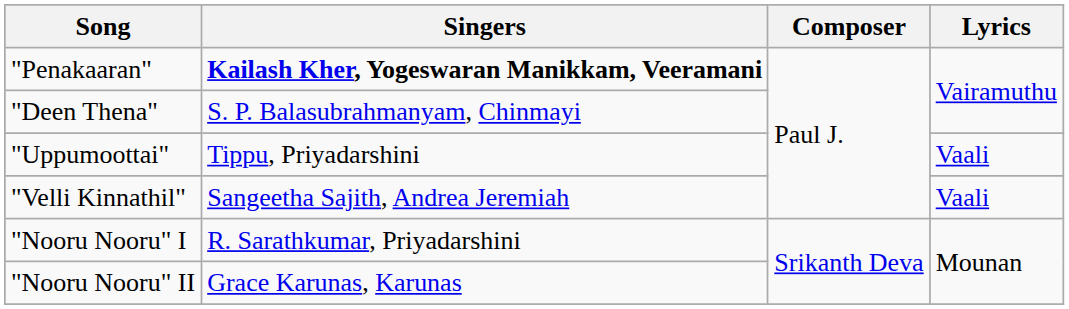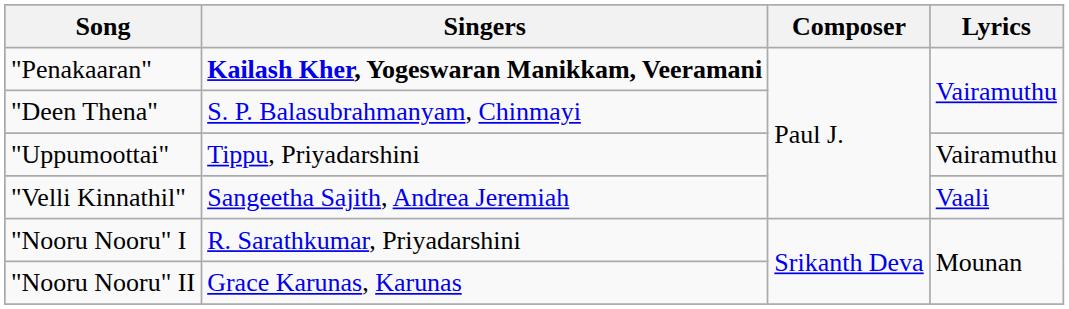(962, 154) Vaali -> (996, 154) Vairamuthu
